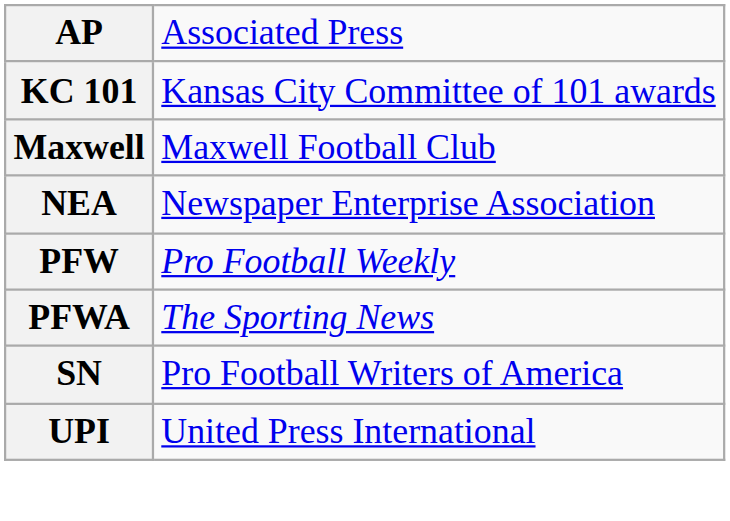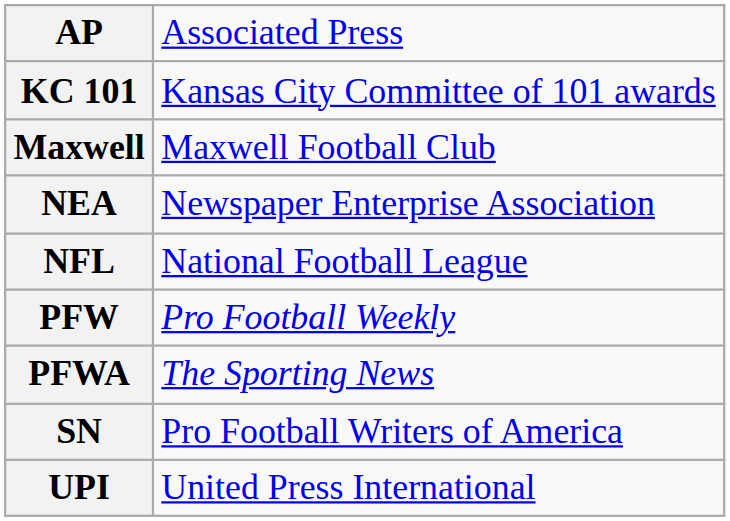+ row: (79, 260)
